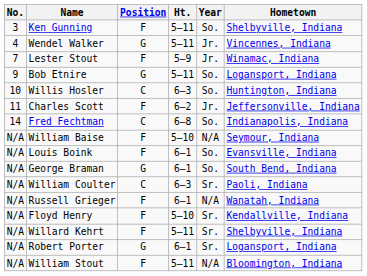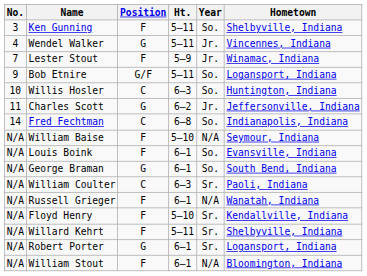(143, 75) G -> (143, 75) G/F
(143, 106) F -> (143, 106) G
(183, 263) 5–11 -> (183, 263) 6–1
